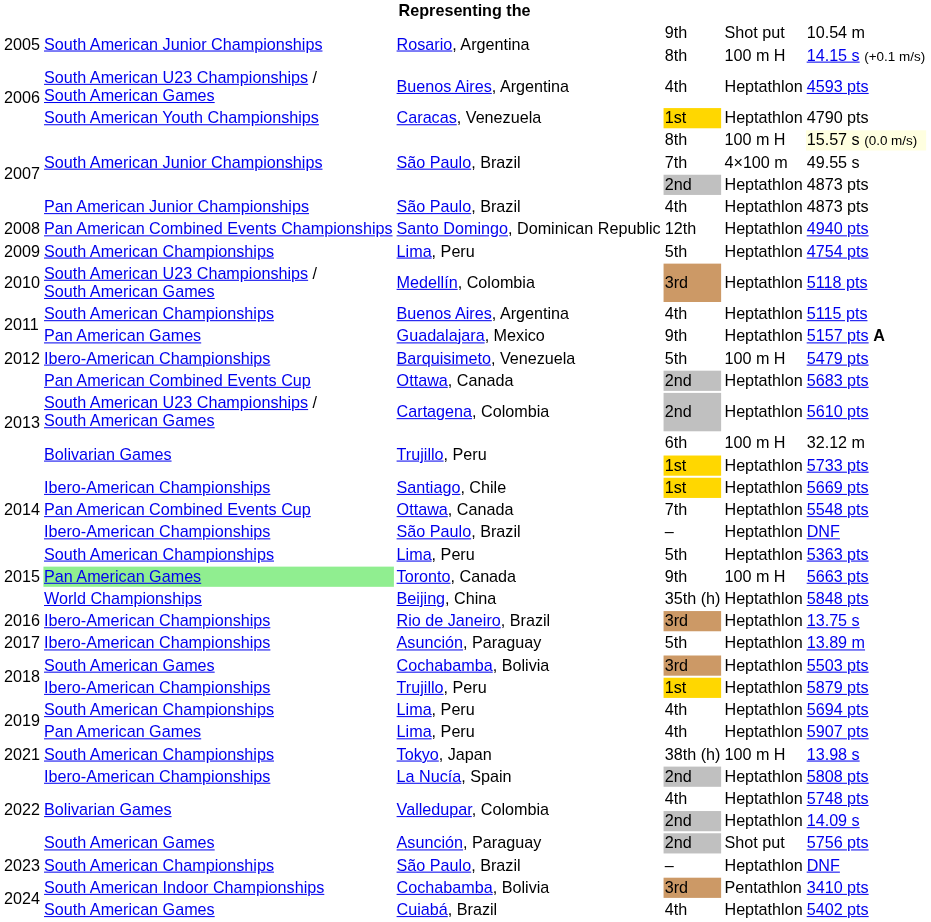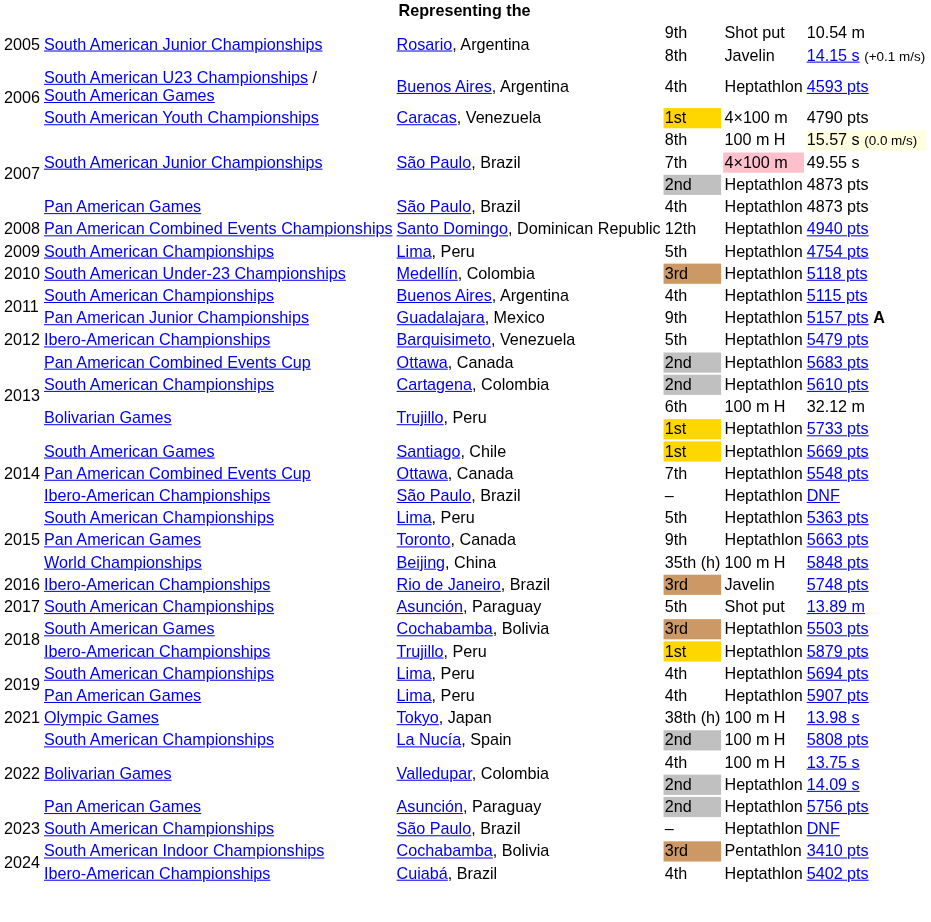(755, 55) 100 m H -> (750, 55) Javelin
(764, 118) Heptathlon -> (756, 118) 4×100 m
(756, 162) no background -> (756, 162) pink background
(177, 207) Pan American Junior Championships -> (123, 207) Pan American Games
(181, 282) South American U23 Championships / South American Games -> (195, 273) South American Under-23 Championships
(123, 336) Pan American Games -> (177, 318) Pan American Junior Championships
(755, 358) 100 m H -> (764, 340) Heptathlon
(181, 412) South American U23 Championships / South American Games -> (159, 384) South American Championships
(157, 487) Ibero-American Championships -> (129, 451) South American Games
(123, 576) lightgreen background -> (123, 540) no background
(755, 576) 100 m H -> (764, 540) Heptathlon
(764, 598) Heptathlon -> (755, 562) 100 m H
(764, 621) Heptathlon -> (750, 584) Javelin
(833, 621) 13.75 s -> (838, 584) 5748 pts
(157, 643) Ibero-American Championships -> (159, 607) South American Championships
(764, 643) Heptathlon -> (755, 607) Shot put
(159, 754) South American Championships -> (101, 718) Olympic Games
(157, 776) Ibero-American Championships -> (159, 740) South American Championships
(764, 776) Heptathlon -> (755, 740) 100 m H
(764, 798) Heptathlon -> (755, 762) 100 m H
(838, 798) 5748 pts -> (833, 762) 13.75 s
(129, 843) South American Games -> (123, 806) Pan American Games
(755, 843) Shot put -> (764, 806) Heptathlon
(129, 910) South American Games -> (157, 873) Ibero-American Championships
